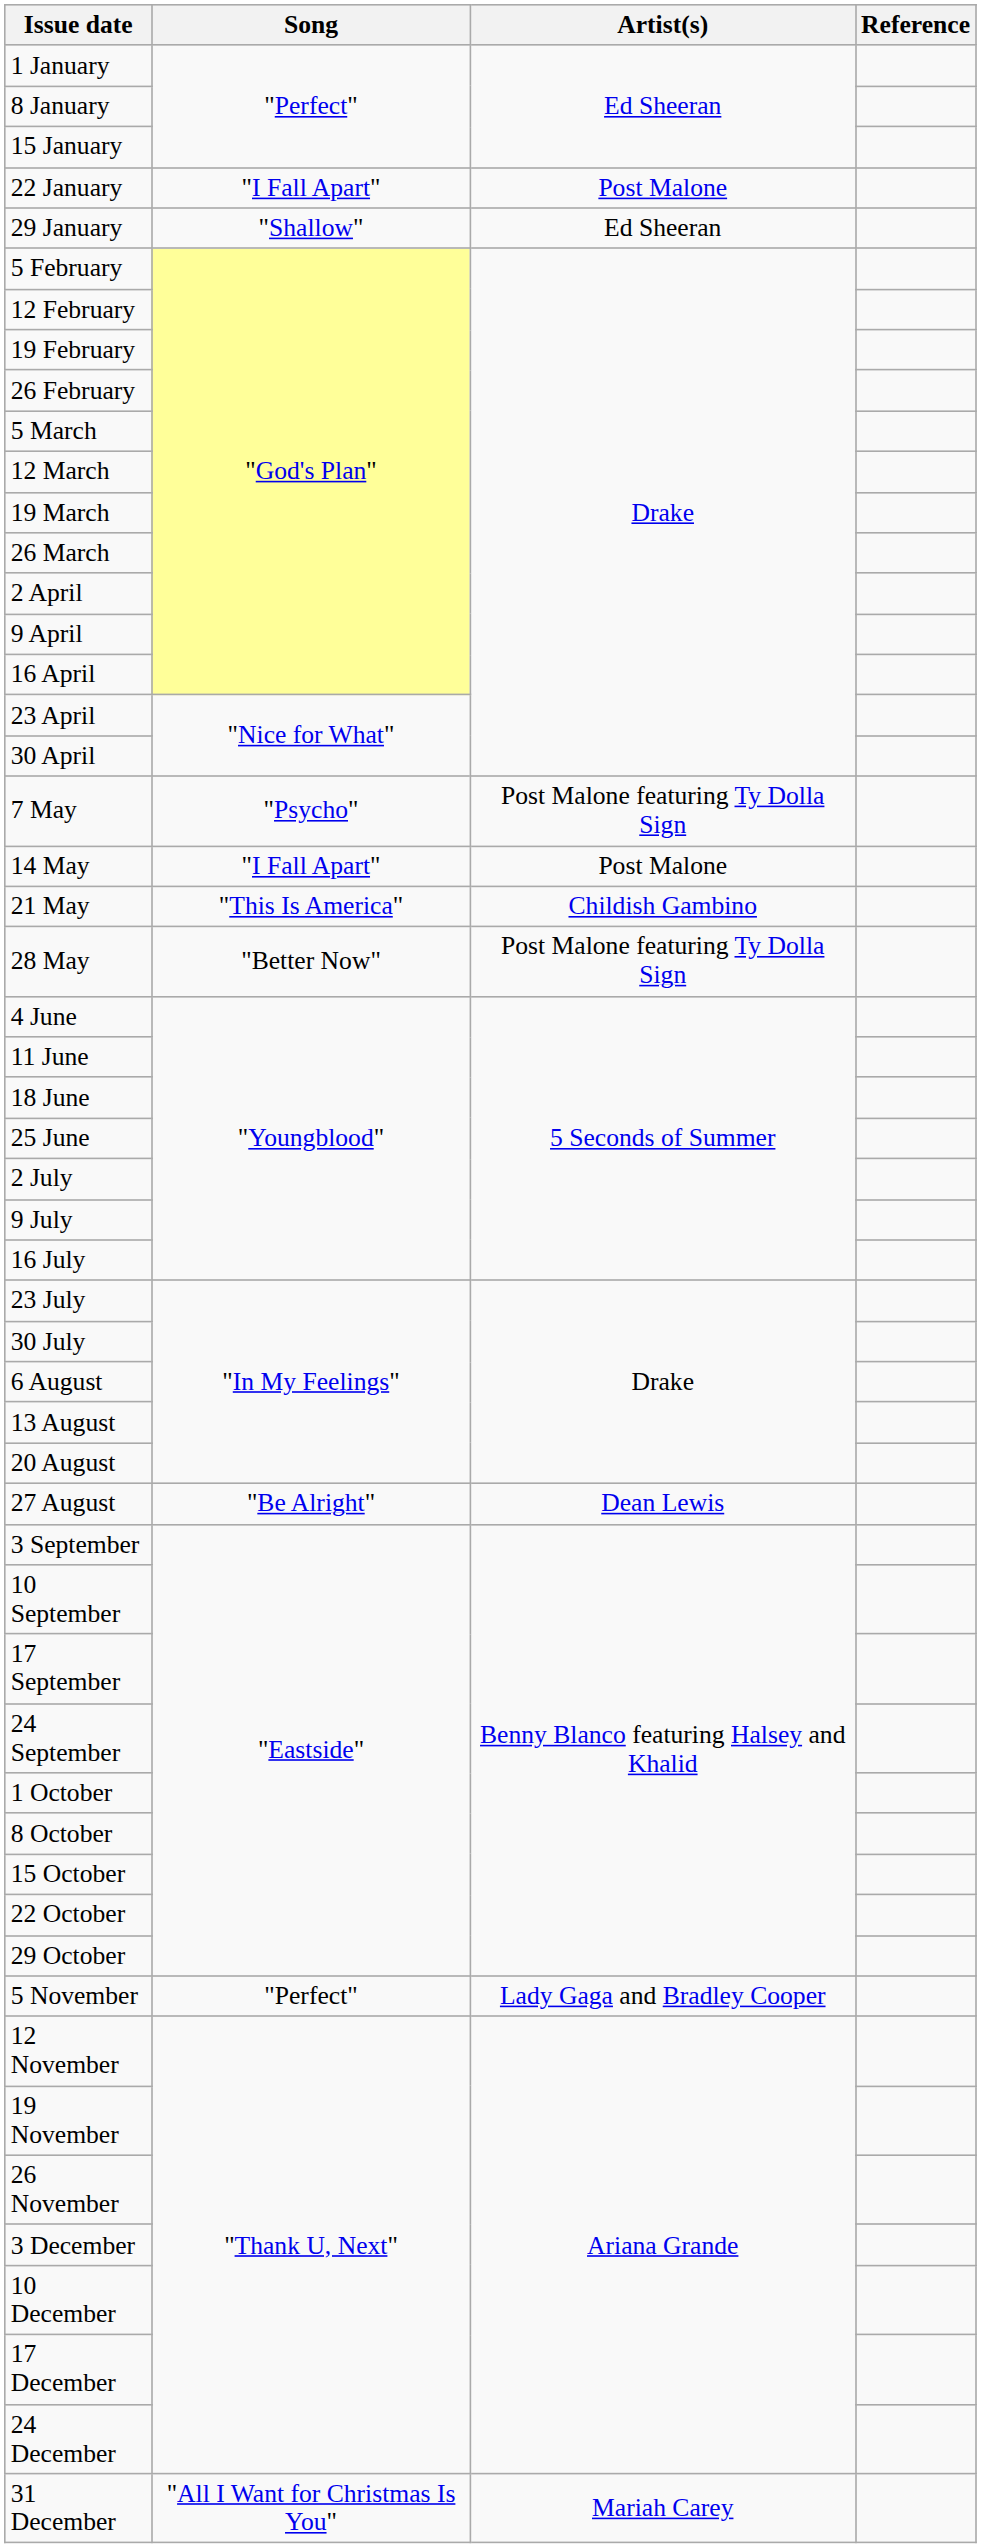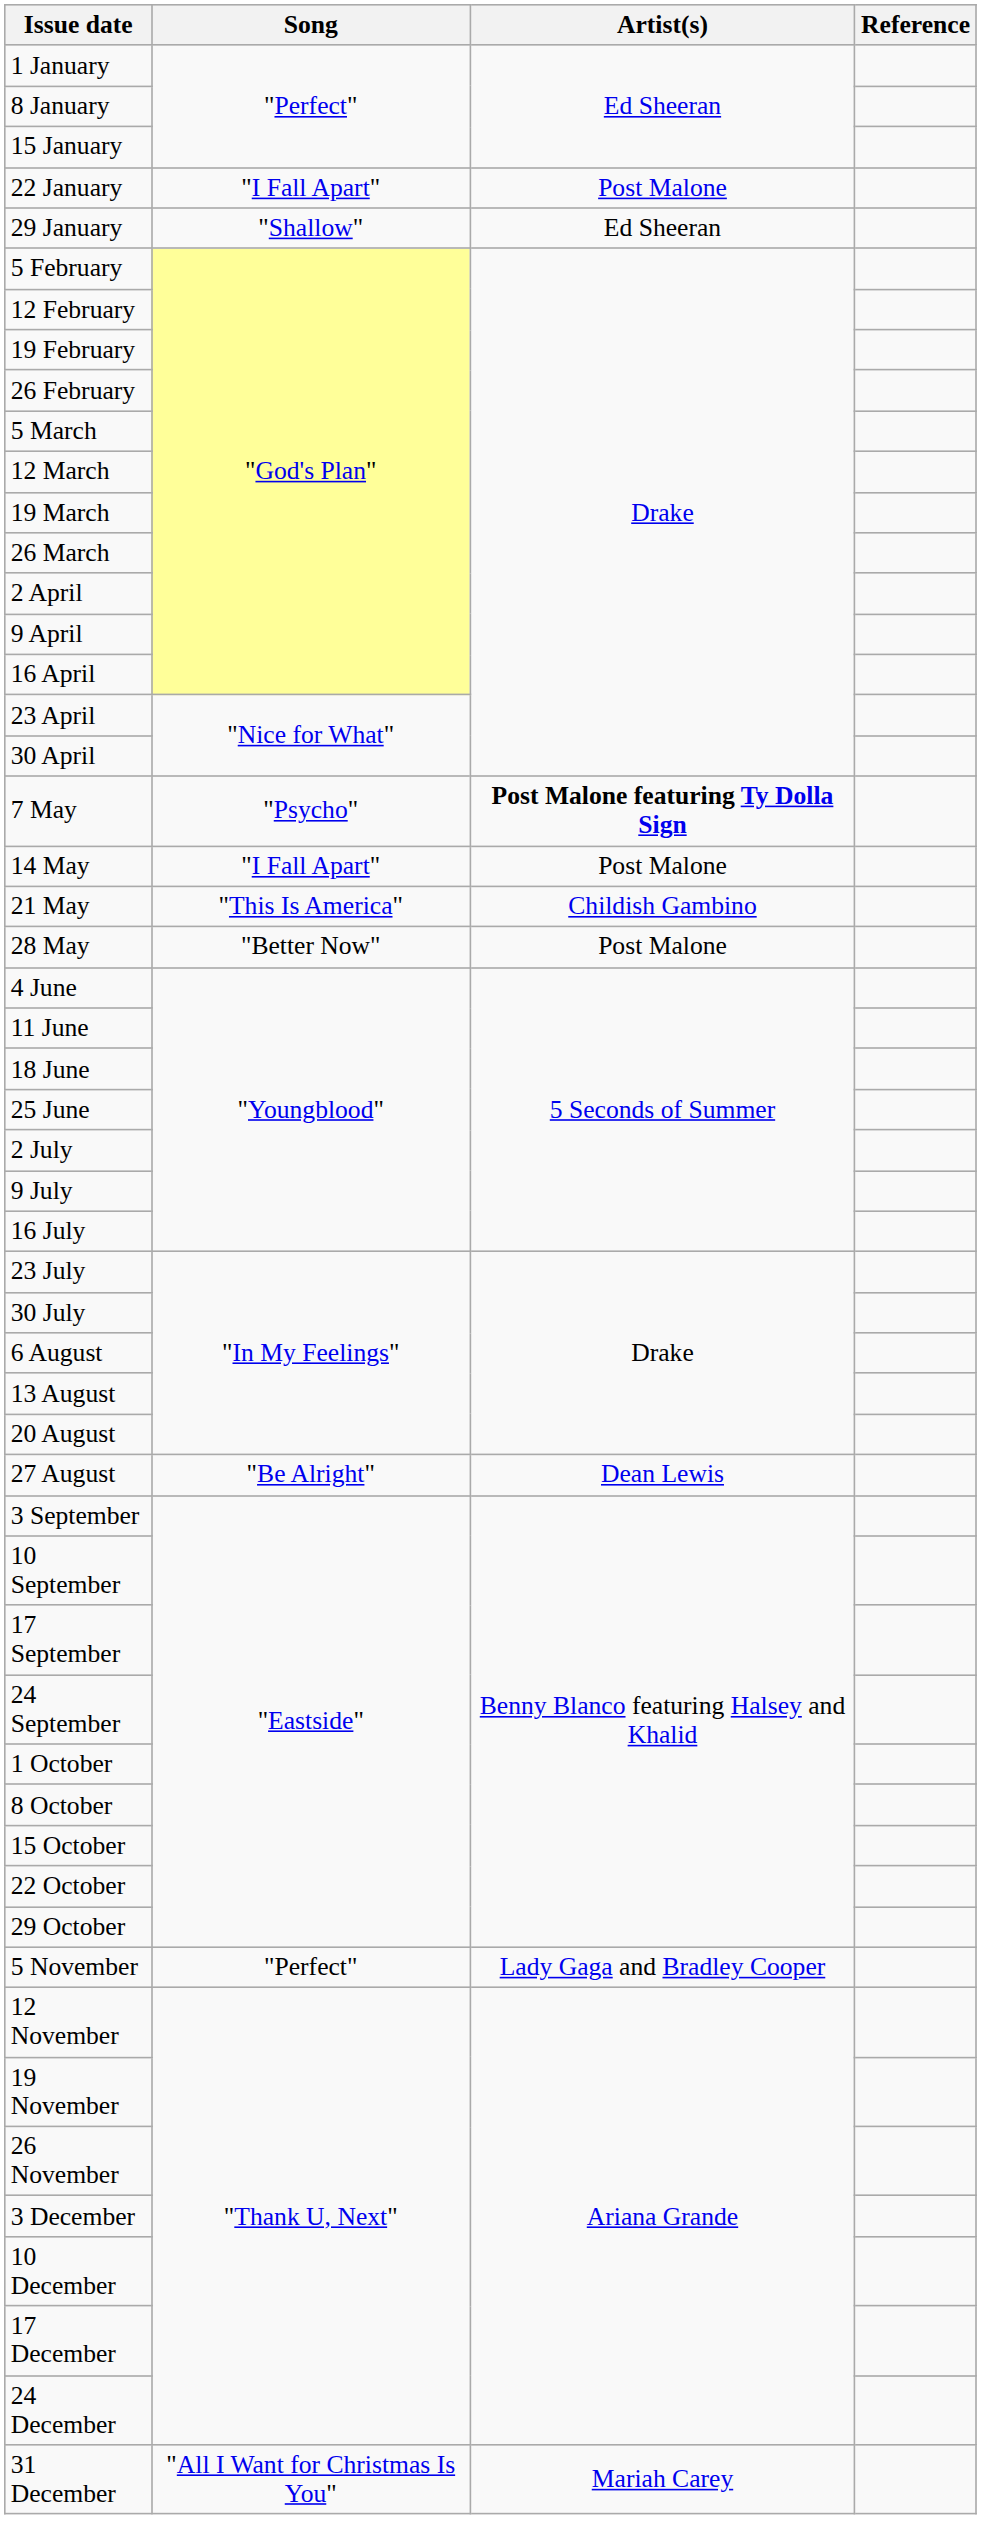(663, 810) normal -> (662, 810) bold
(663, 961) Post Malone featuring Ty Dolla Sign -> (662, 946) Post Malone
